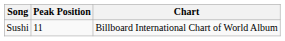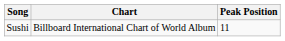columns swapped: (187, 12) <-> (62, 12)
